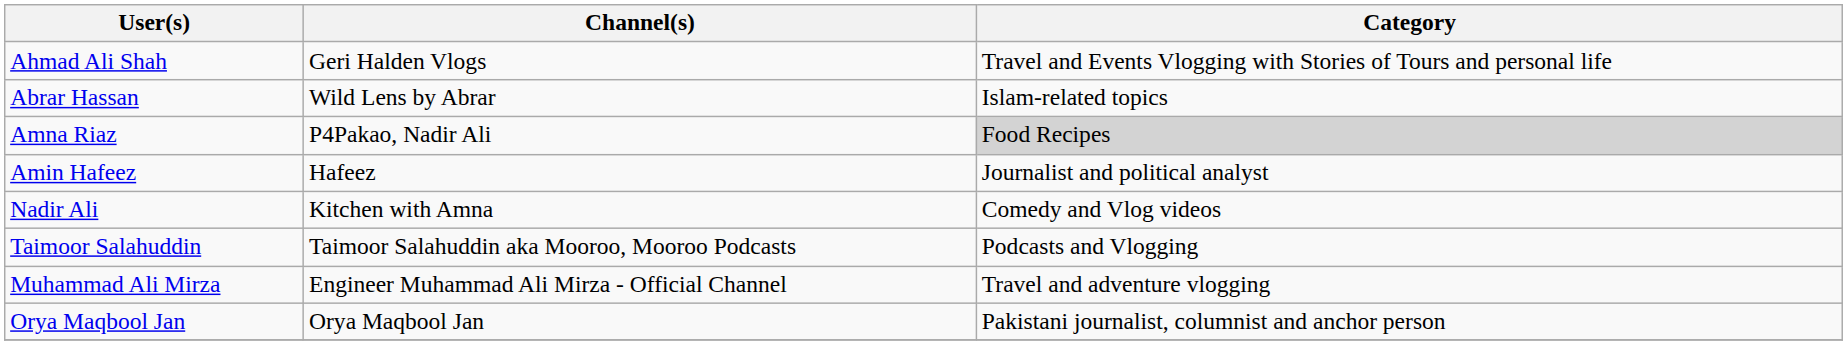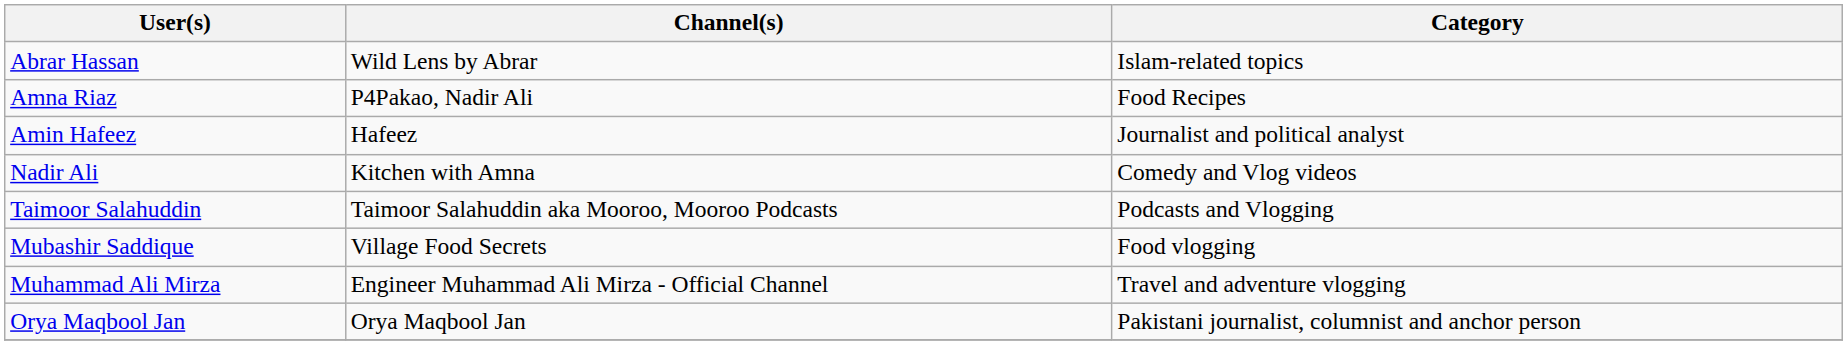- row: (89, 60)
(1046, 135) lightgrey background -> (1182, 97) no background
+ row: (102, 246)
